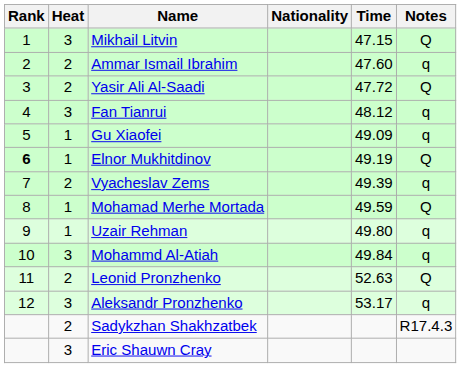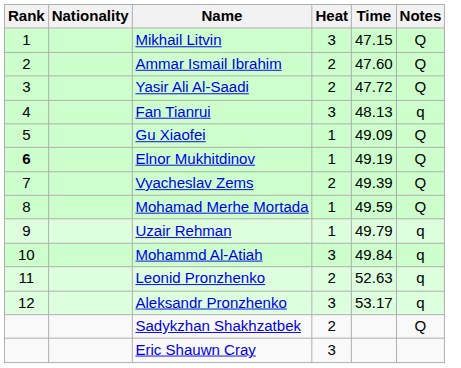columns swapped: (68, 16) <-> (310, 16)
(426, 64) q -> (420, 64) Q
(374, 111) 48.12 -> (374, 111) 48.13
(426, 135) q -> (420, 135) Q
(426, 183) q -> (420, 183) Q
(374, 231) 49.80 -> (374, 231) 49.79
(426, 278) Q -> (420, 278) q
(426, 326) R17.4.3 -> (420, 326) Q
